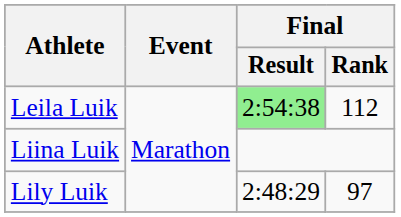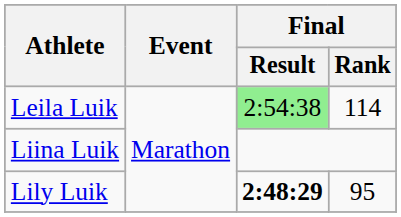(360, 107) 112 -> (363, 107) 114
(281, 191) normal -> (282, 191) bold
(360, 191) 97 -> (363, 191) 95
